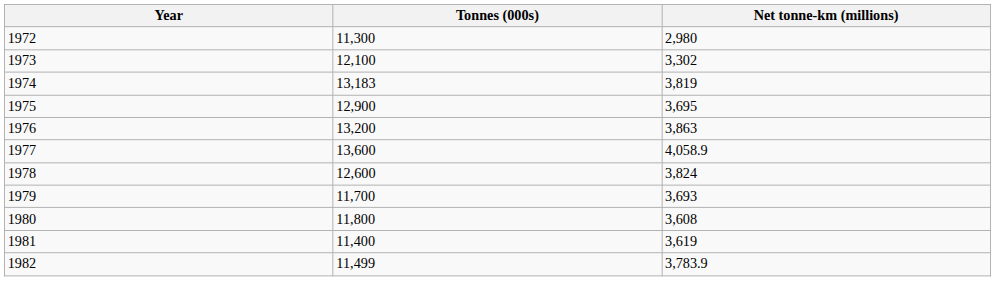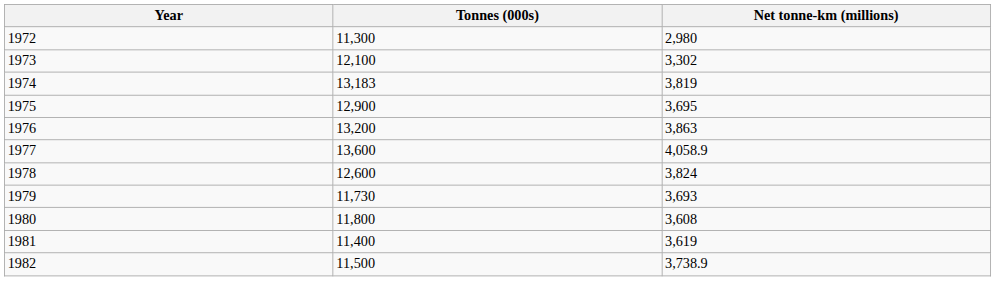(356, 196) 11,700 -> (356, 196) 11,730
(356, 264) 11,499 -> (356, 264) 11,500
(686, 264) 3,783.9 -> (686, 264) 3,738.9
